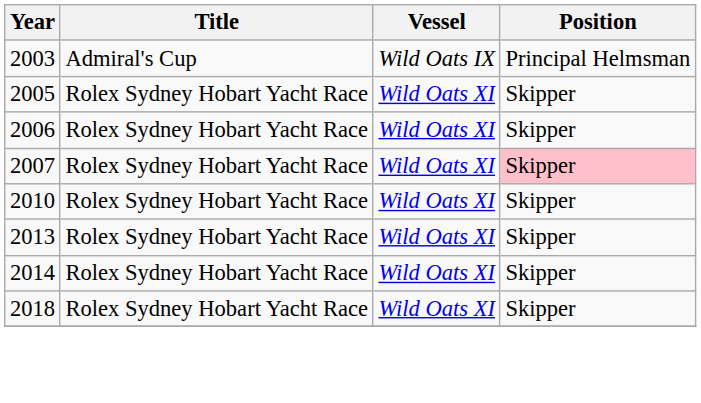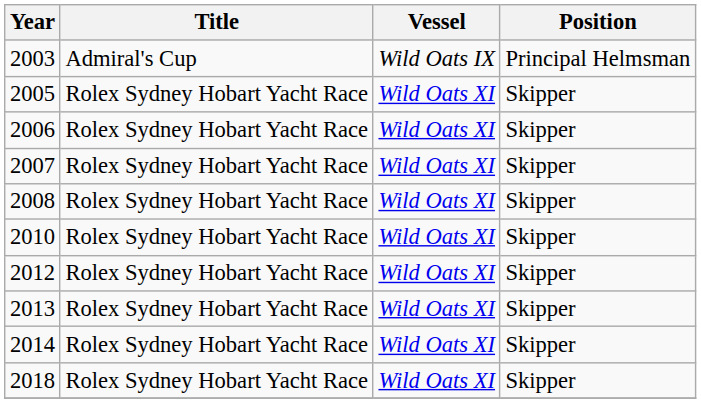(541, 165) pink background -> (541, 165) no background
+ row: (32, 201)
+ row: (32, 272)
